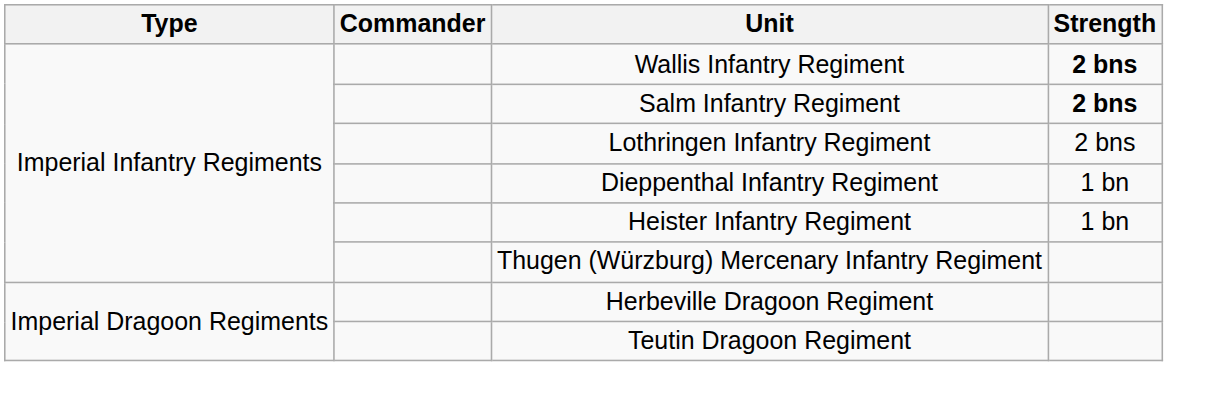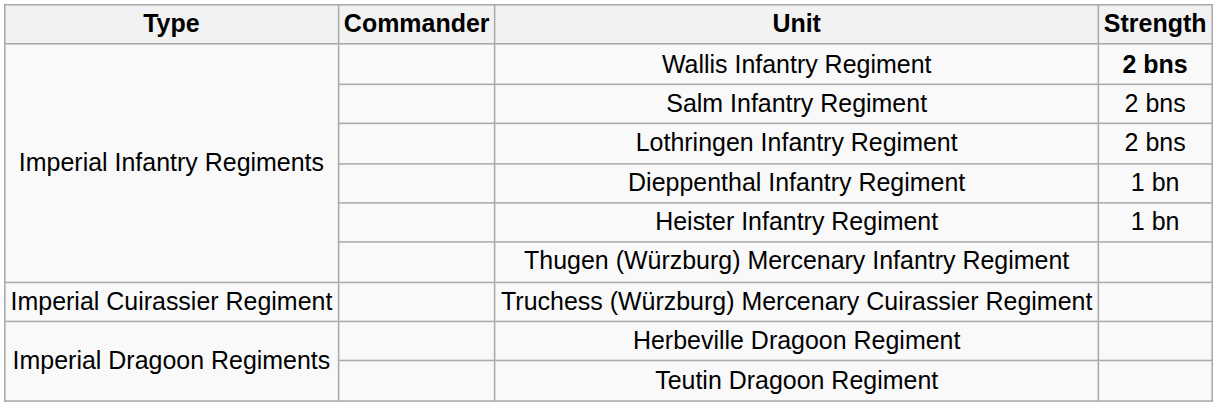(1105, 103) bold -> (1155, 103) normal
+ row: (797, 301)
